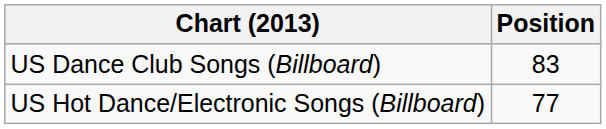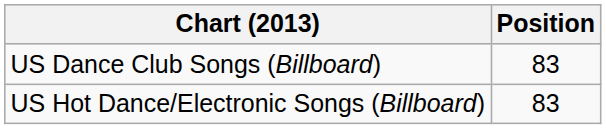(546, 103) 77 -> (546, 103) 83
